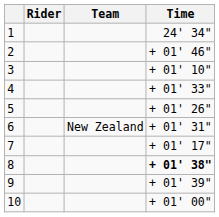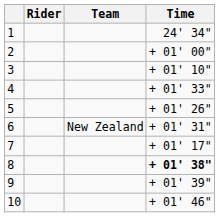(180, 52) + 01' 46" -> (180, 52) + 01' 00"
(180, 202) + 01' 00" -> (180, 202) + 01' 46"
